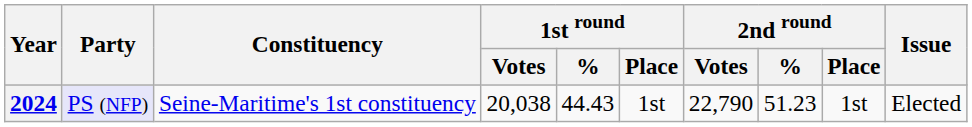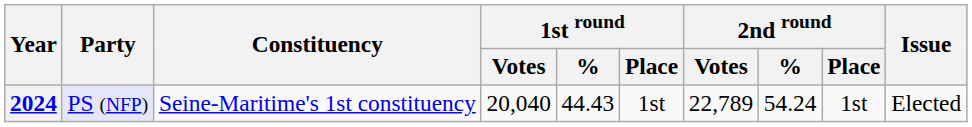(519, 103) 20,038 -> (519, 103) 20,040
(721, 103) 22,790 -> (721, 103) 22,789
(790, 103) 51.23 -> (790, 103) 54.24
